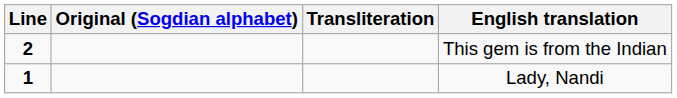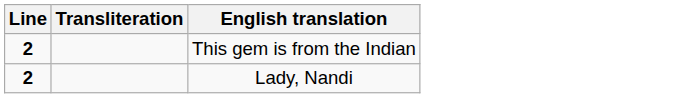- column: (177, 19)
(28, 78) 1 -> (28, 78) 2
